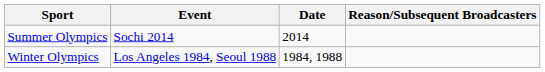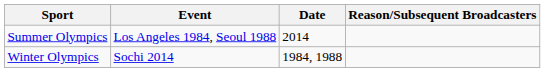(144, 36) Sochi 2014 -> (195, 36) Los Angeles 1984, Seoul 1988
(195, 57) Los Angeles 1984, Seoul 1988 -> (144, 57) Sochi 2014
